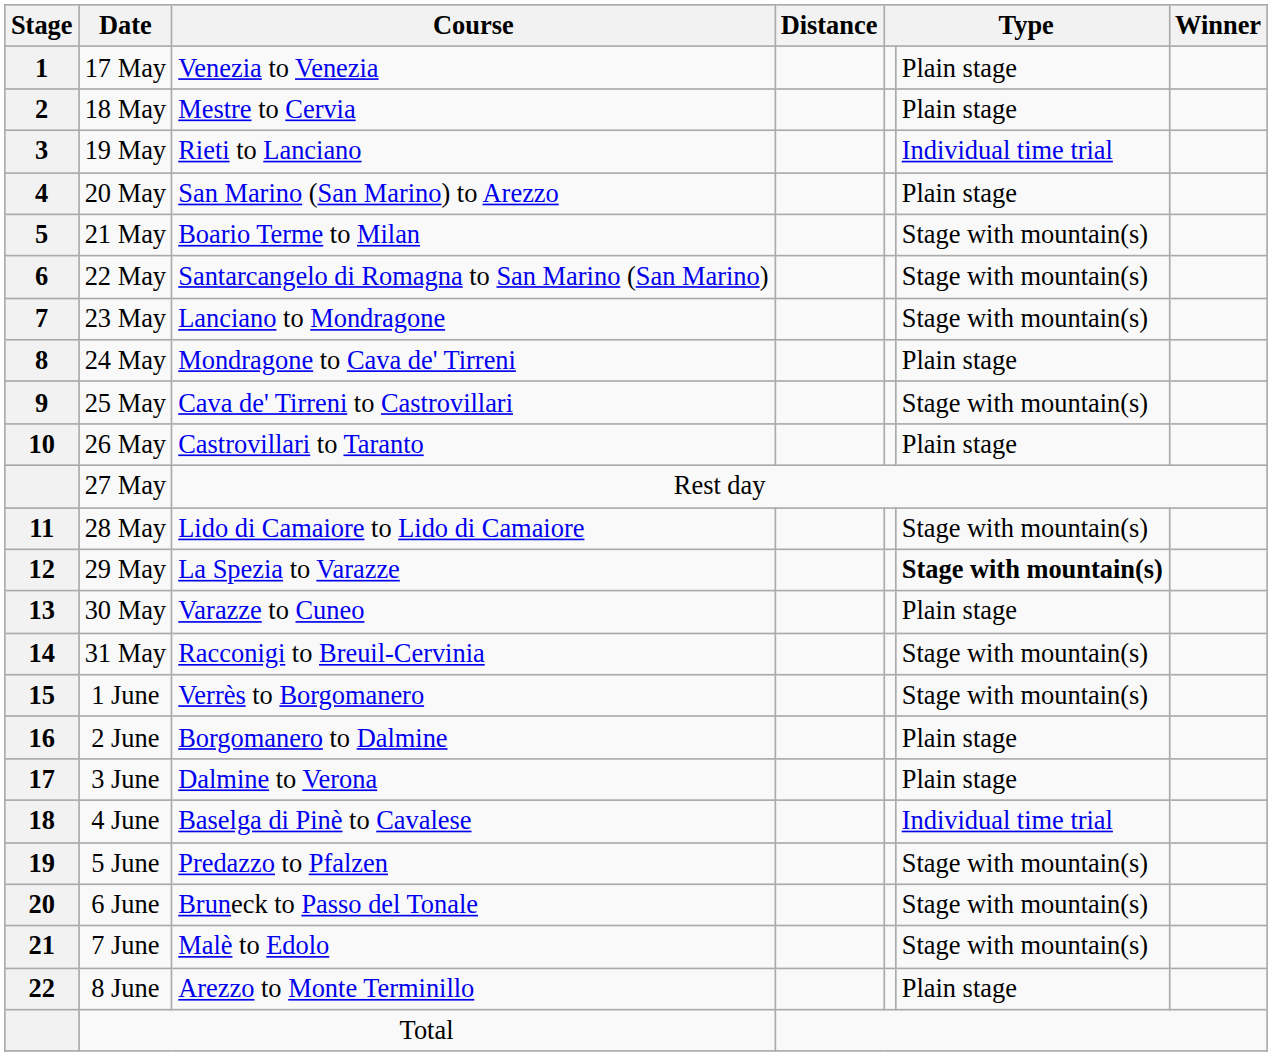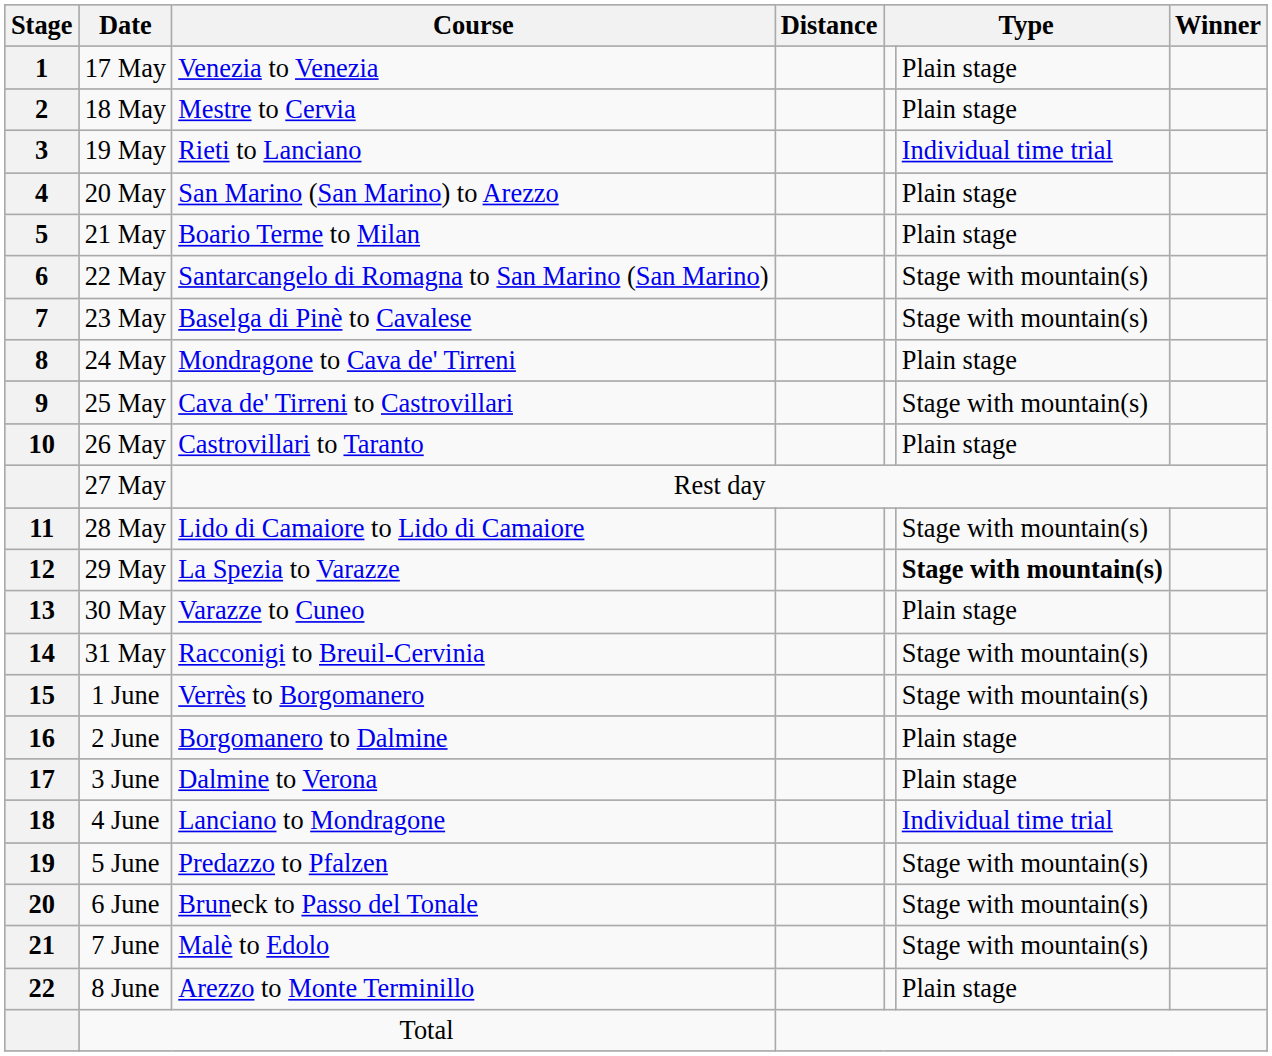(1025, 234) Stage with mountain(s) -> (959, 234) Plain stage
(312, 318) Lanciano to Mondragone -> (325, 318) Baselga di Pinè to Cavalese
(325, 820) Baselga di Pinè to Cavalese -> (312, 820) Lanciano to Mondragone
